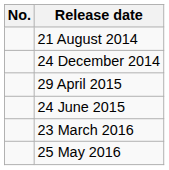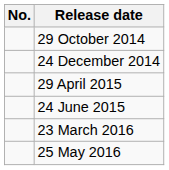- row: (88, 38)
+ row: (91, 38)
